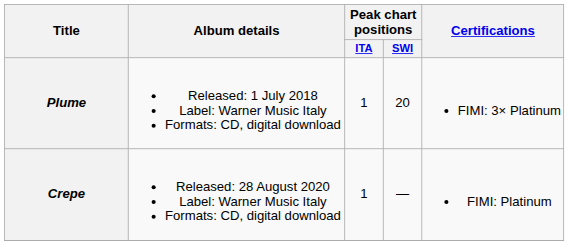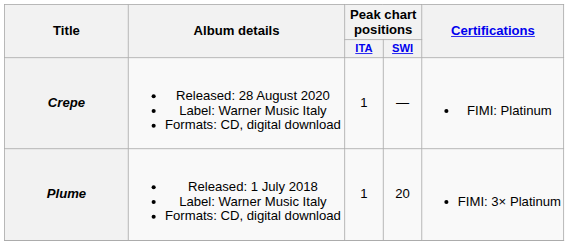rows swapped: (66, 103) <-> (66, 194)
